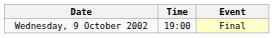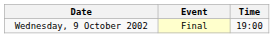columns swapped: (177, 12) <-> (232, 12)
